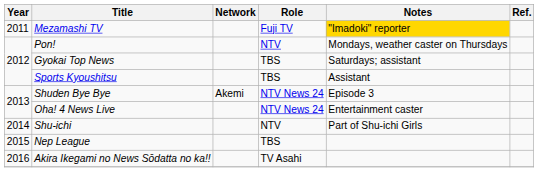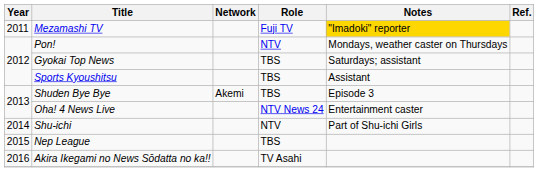(292, 93) NTV News 24 -> (270, 93) TBS
